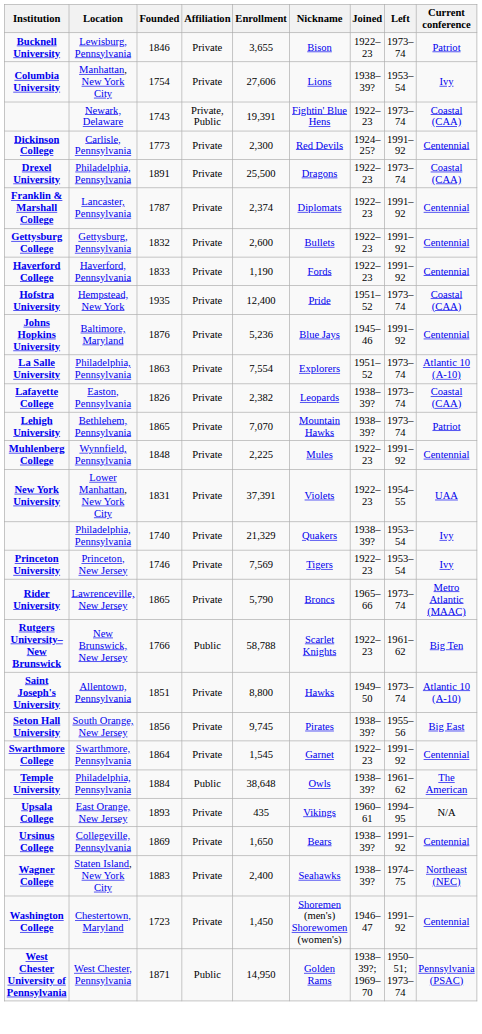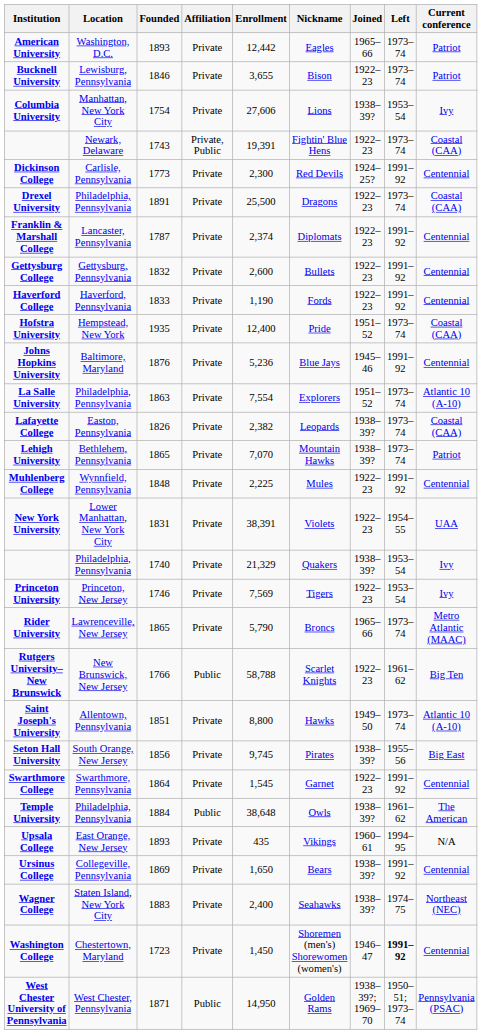+ row: (37, 47)
(261, 495) 37,391 -> (261, 524) 38,391
(400, 922) normal -> (400, 951) bold
